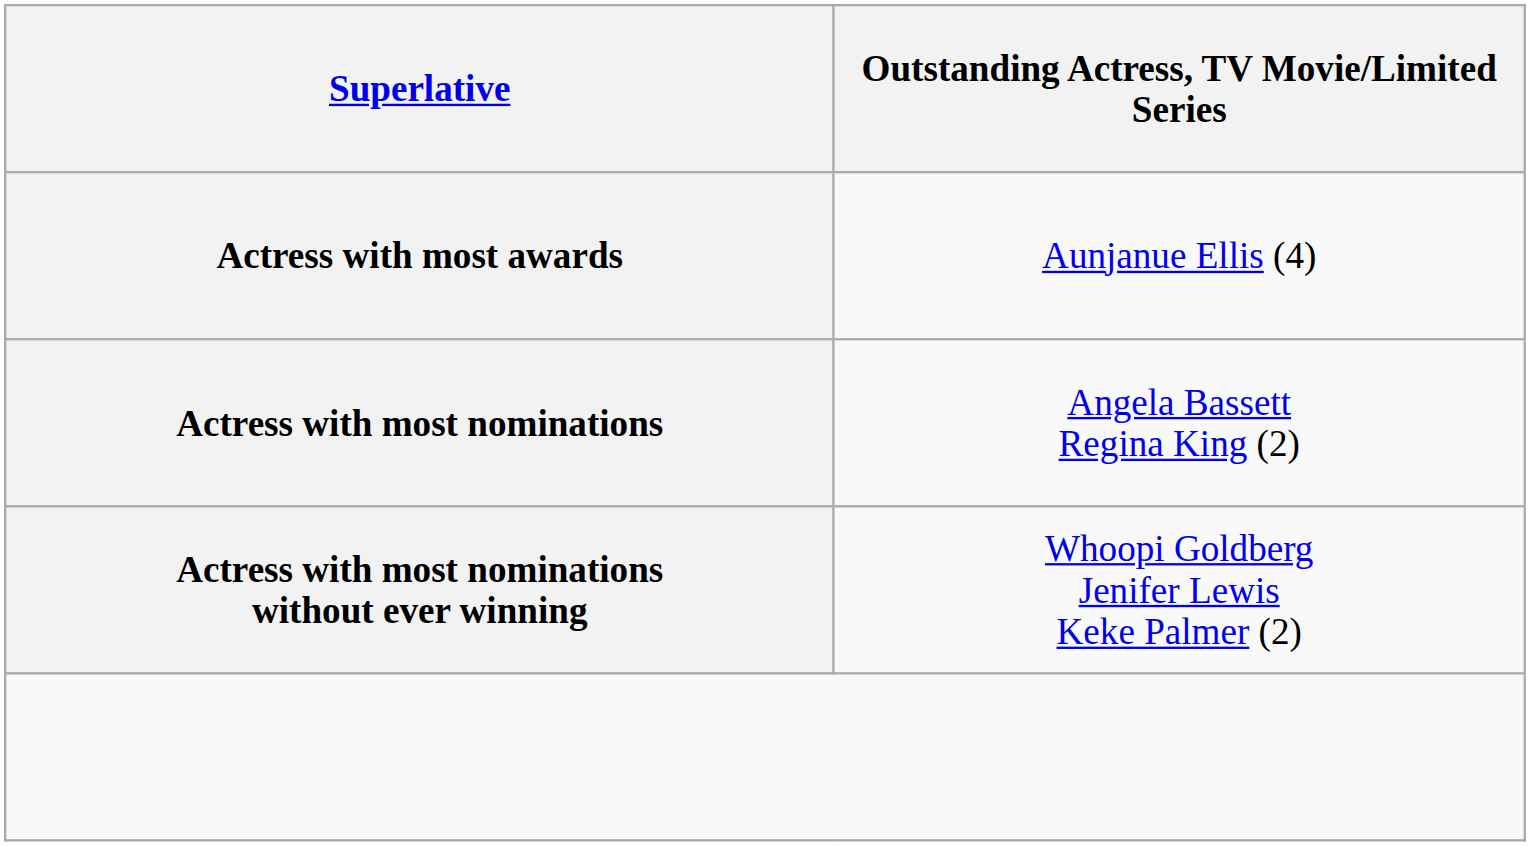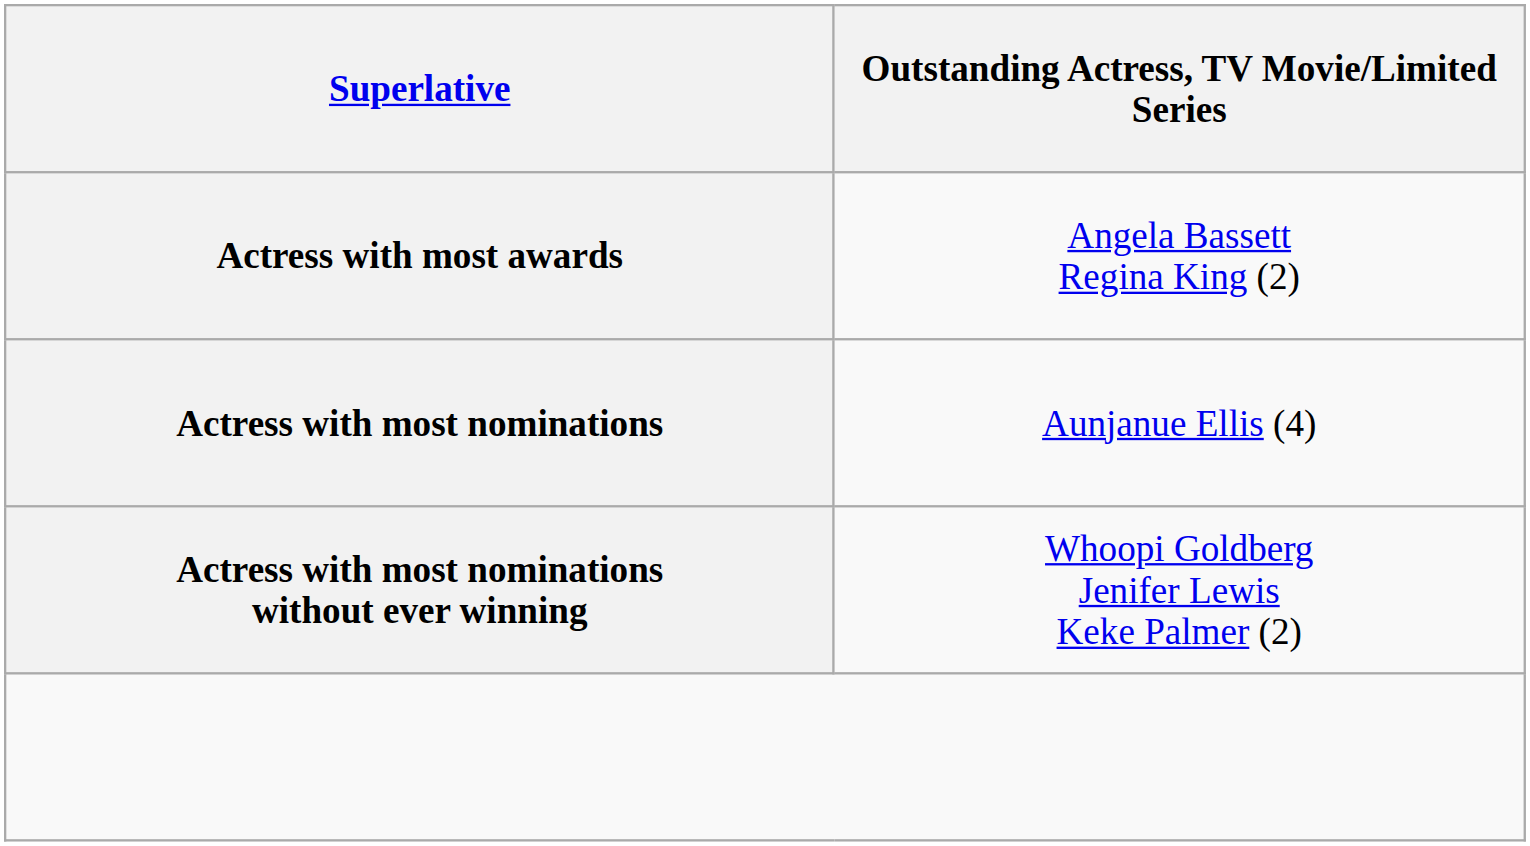(1179, 255) Aunjanue Ellis (4) -> (1179, 255) Angela Bassett Regina King (2)
(1179, 422) Angela Bassett Regina King (2) -> (1179, 422) Aunjanue Ellis (4)
